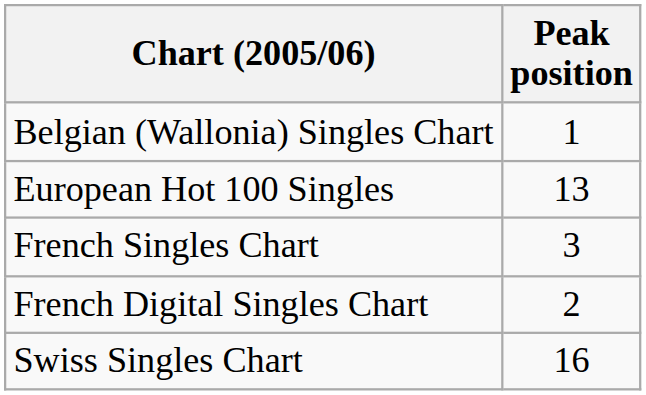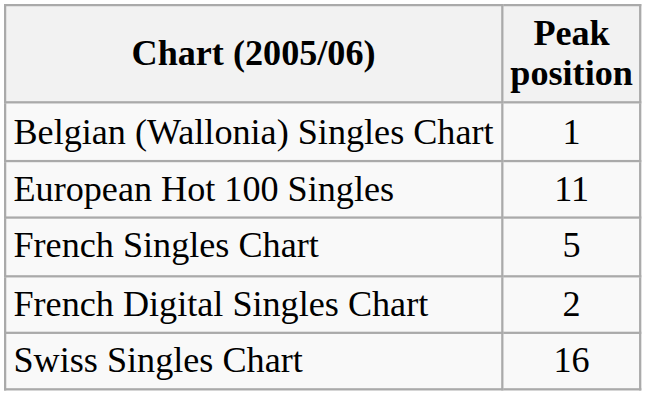(572, 188) 13 -> (572, 188) 11
(572, 245) 3 -> (572, 245) 5
